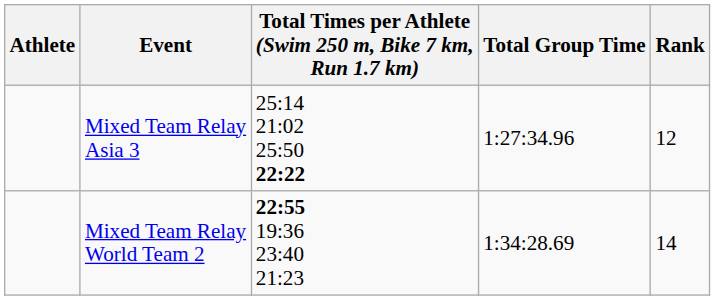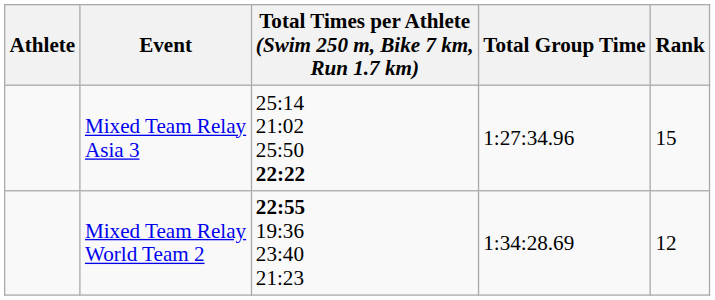(666, 137) 12 -> (666, 137) 15
(666, 242) 14 -> (666, 242) 12
